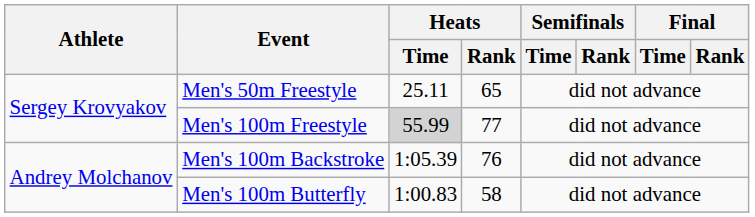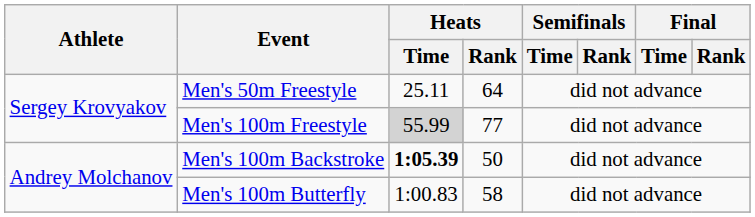(491, 90) 65 -> (493, 90) 64
(426, 159) normal -> (426, 159) bold
(491, 159) 76 -> (493, 159) 50
